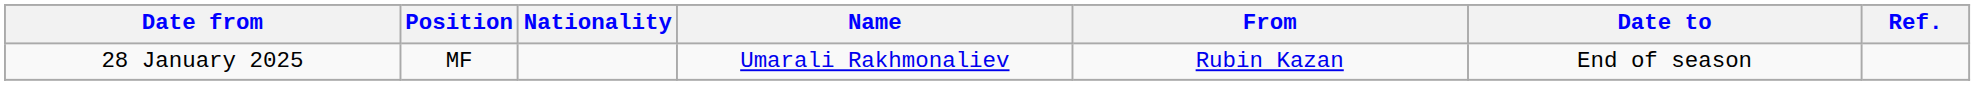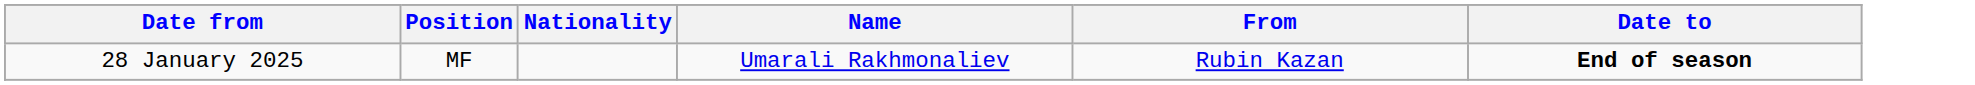- column: (1915, 24)
(1665, 61) normal -> (1665, 61) bold
